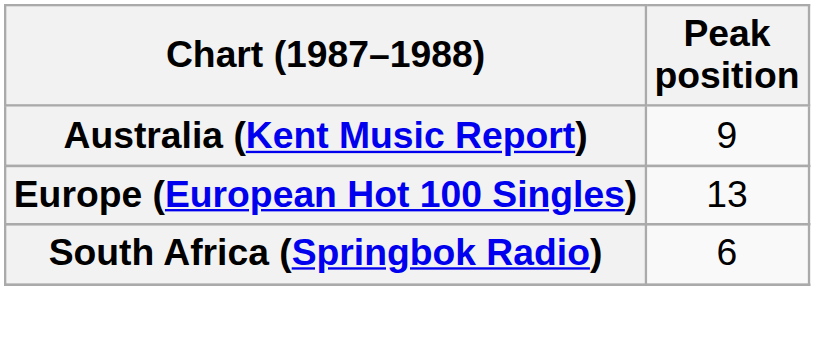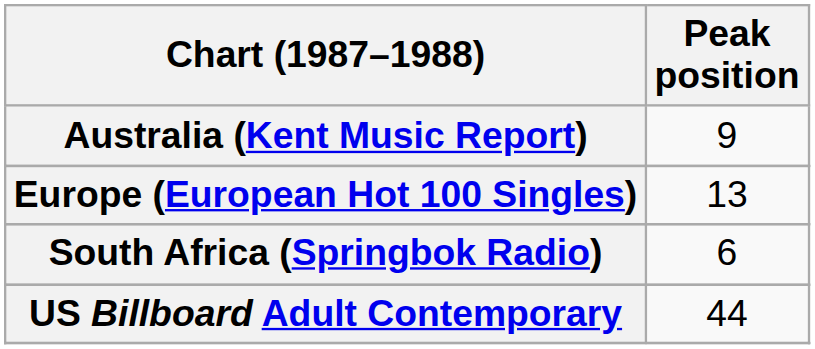+ row: (326, 312)
